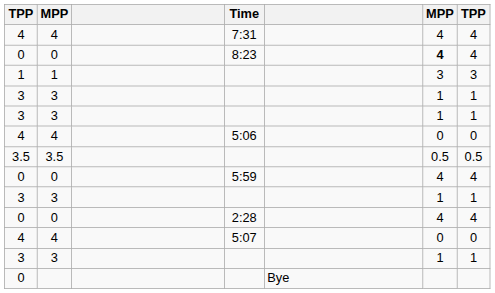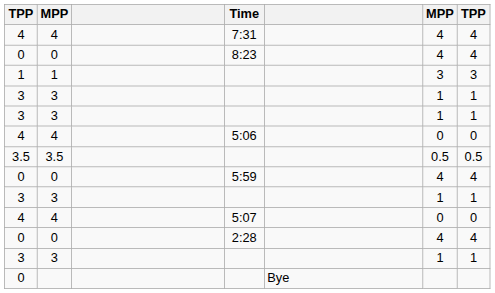(440, 55) bold -> (440, 55) normal
rows swapped: (54, 237) <-> (54, 217)
